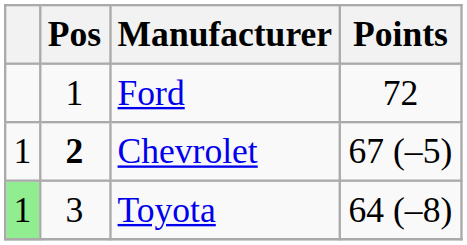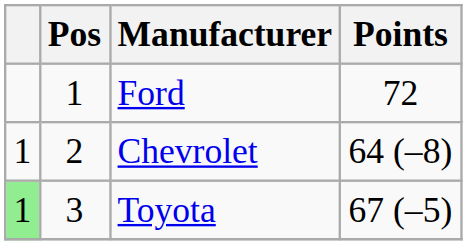(74, 151) bold -> (74, 151) normal
(400, 151) 67 (–5) -> (400, 151) 64 (–8)
(400, 209) 64 (–8) -> (400, 209) 67 (–5)
